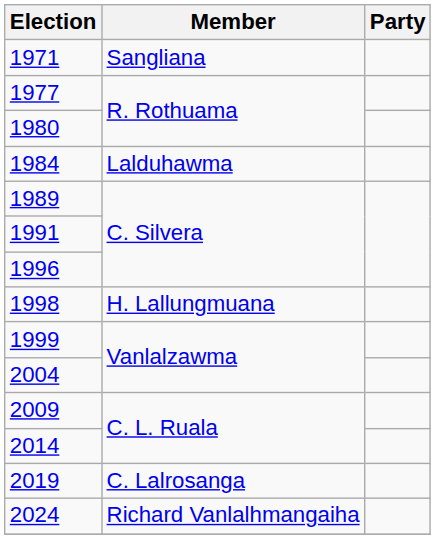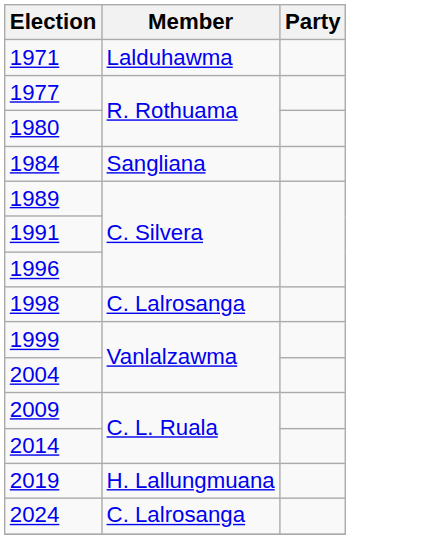(156, 57) Sangliana -> (170, 57) Lalduhawma
(170, 163) Lalduhawma -> (156, 163) Sangliana
(191, 304) H. Lallungmuana -> (176, 304) C. Lalrosanga
(176, 480) C. Lalrosanga -> (191, 480) H. Lallungmuana
(233, 515) Richard Vanlalhmangaiha -> (176, 515) C. Lalrosanga
